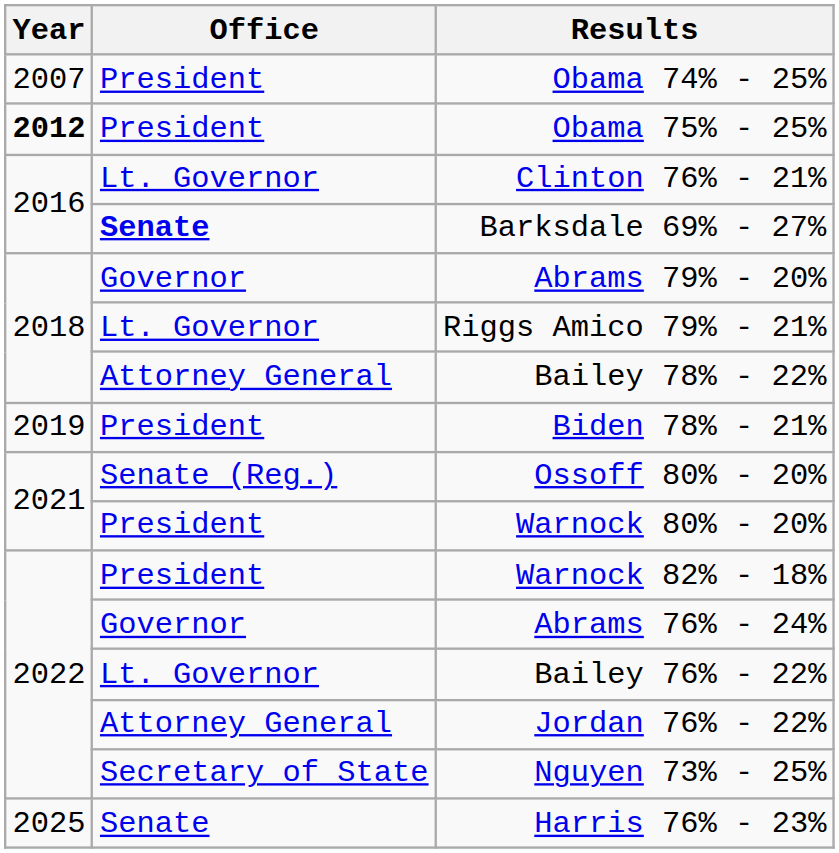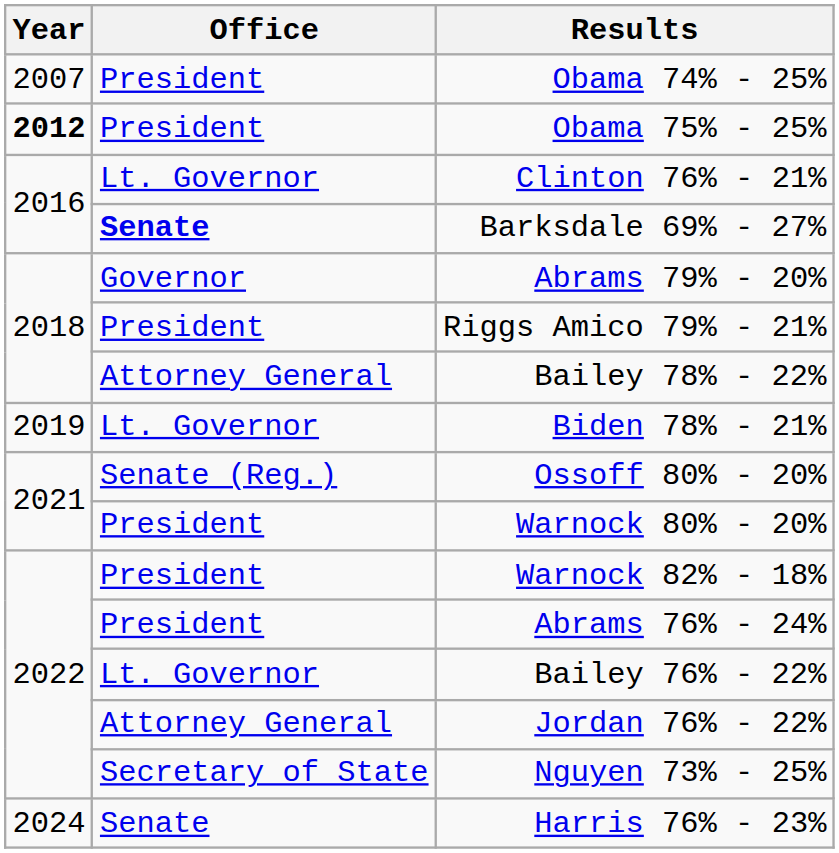(209, 327) Lt. Governor -> (182, 327) President
(182, 427) President -> (209, 427) Lt. Governor
(173, 625) Governor -> (182, 625) President
(49, 823) 2025 -> (49, 823) 2024
